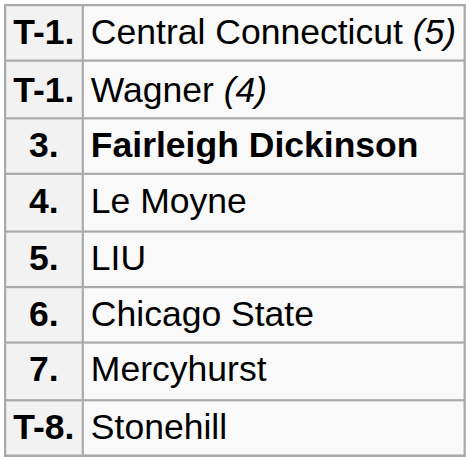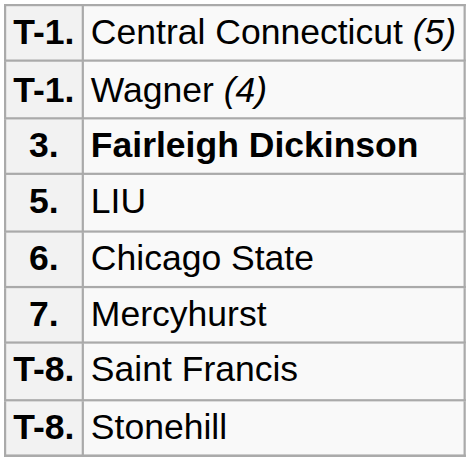- row: (169, 201)
+ row: (195, 370)
